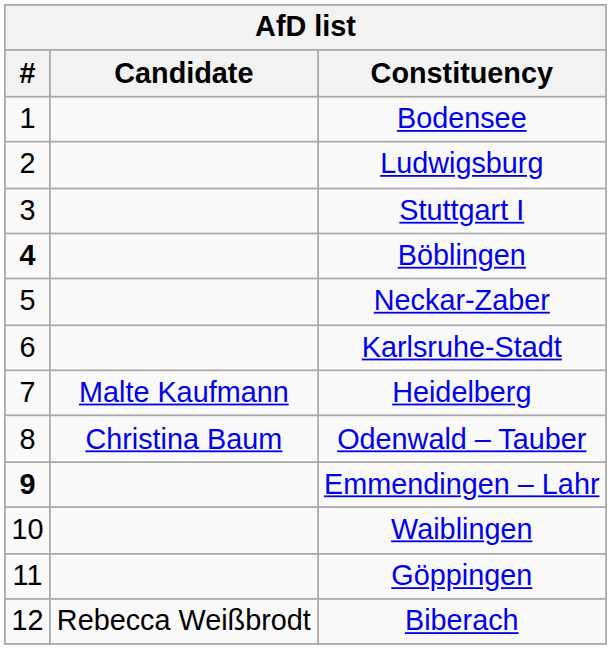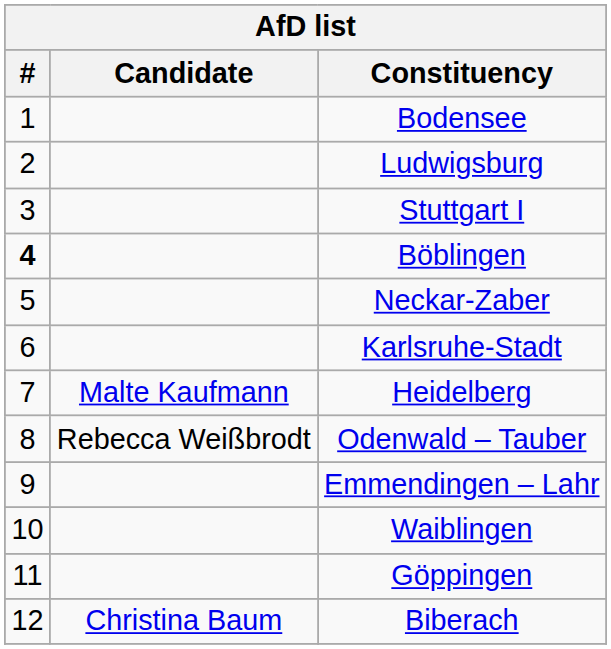(184, 438) Christina Baum -> (184, 438) Rebecca Weißbrodt
(28, 484) bold -> (28, 484) normal
(184, 621) Rebecca Weißbrodt -> (184, 621) Christina Baum
